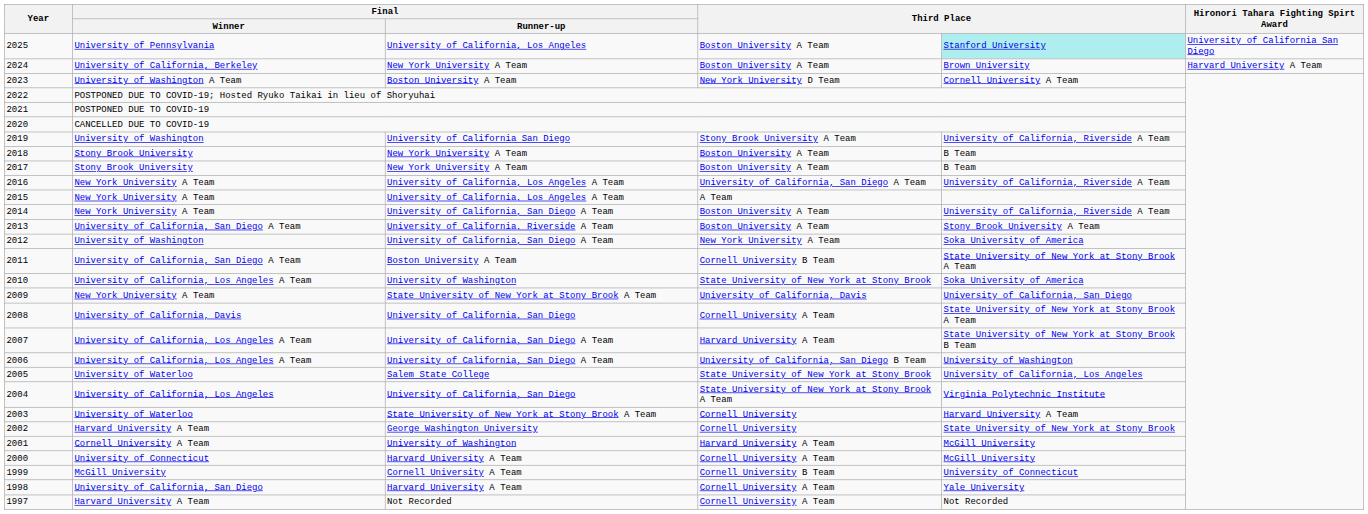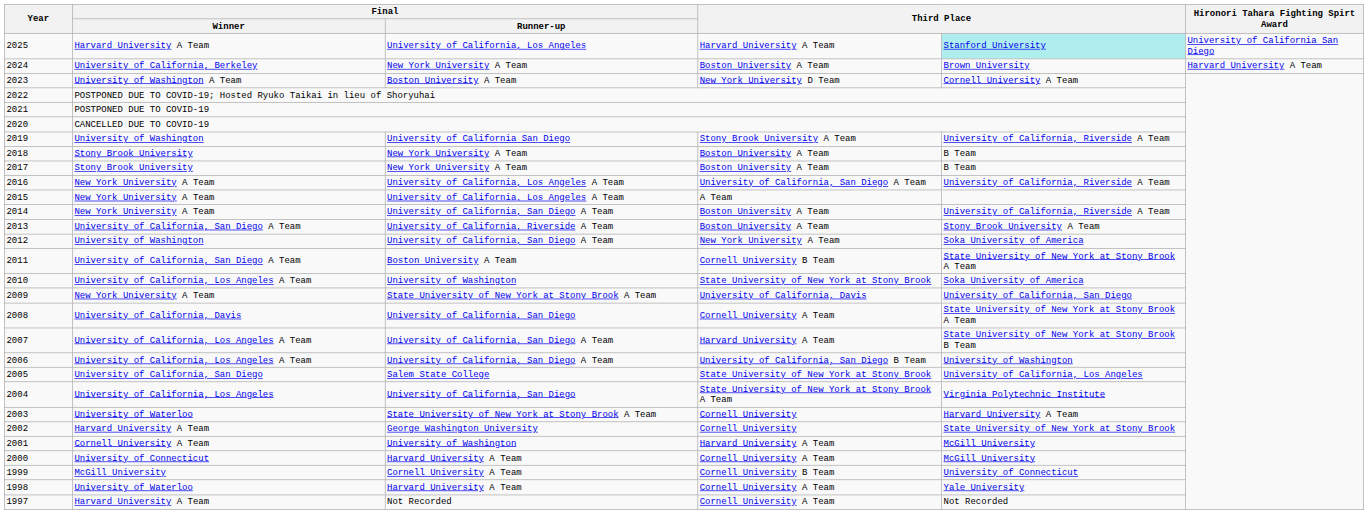(144, 46) University of Pennsylvania -> (142, 46) Harvard University A Team
(764, 46) Boston University A Team -> (767, 46) Harvard University A Team
(134, 375) University of Waterloo -> (169, 375) University of California, San Diego
(169, 487) University of California, San Diego -> (134, 487) University of Waterloo
